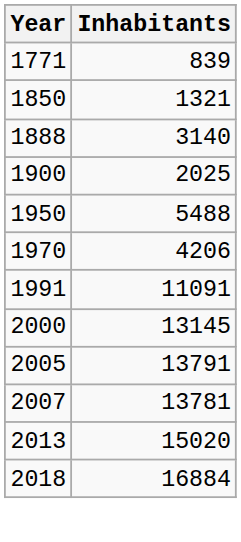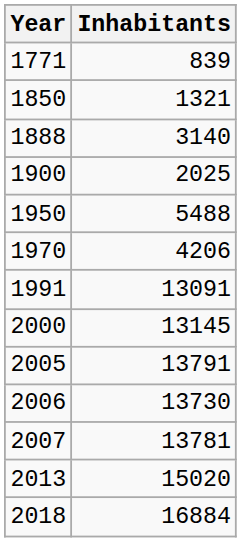(196, 289) 11091 -> (196, 289) 13091
+ row: (38, 403)
